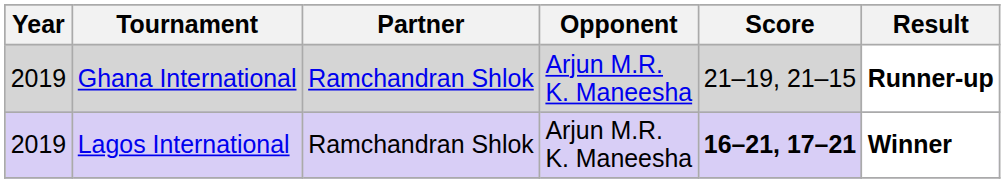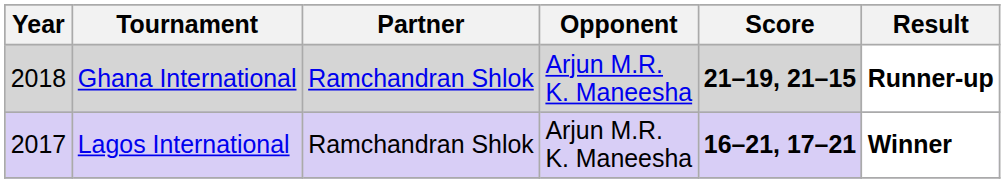(38, 78) 2019 -> (38, 78) 2018
(780, 78) normal -> (780, 78) bold
(38, 145) 2019 -> (38, 145) 2017
